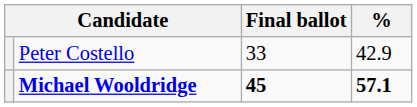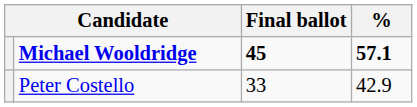rows swapped: (108, 85) <-> (77, 53)
